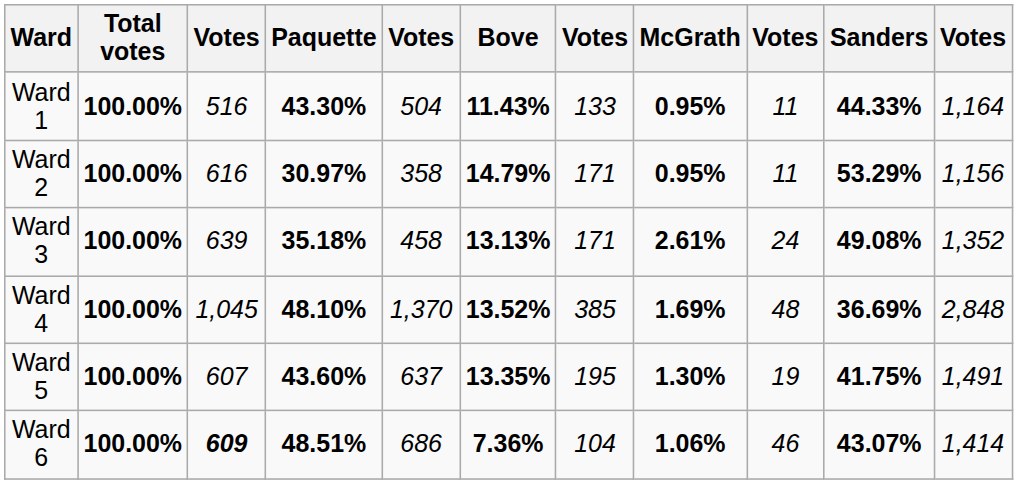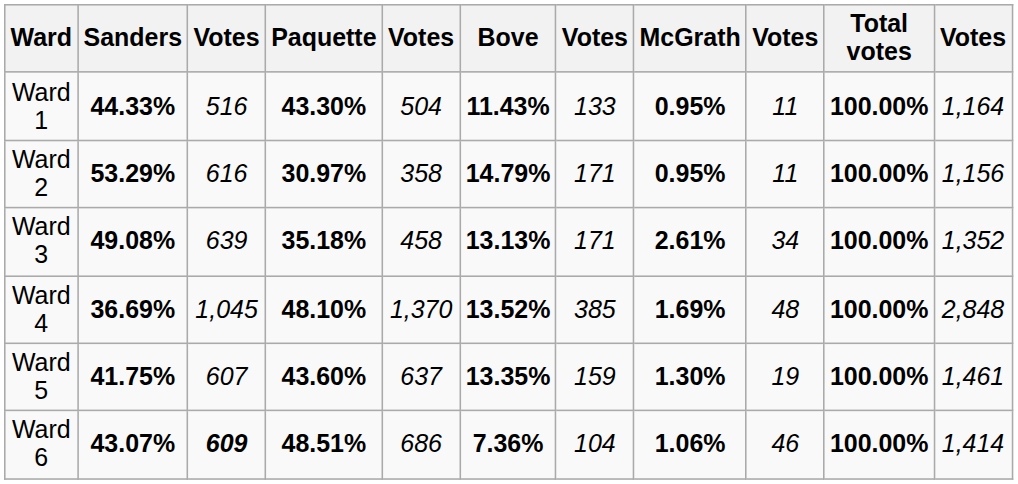columns swapped: (879, 38) <-> (133, 38)
(785, 241) 24 -> (785, 241) 34
(595, 376) 195 -> (595, 376) 159
(973, 376) 1,491 -> (973, 376) 1,461
